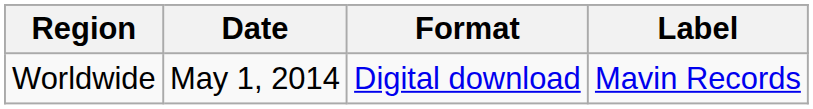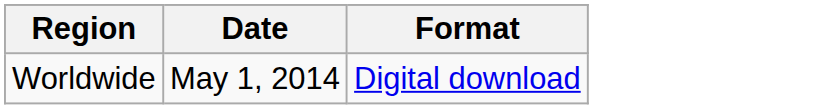- column: (698, 28)
